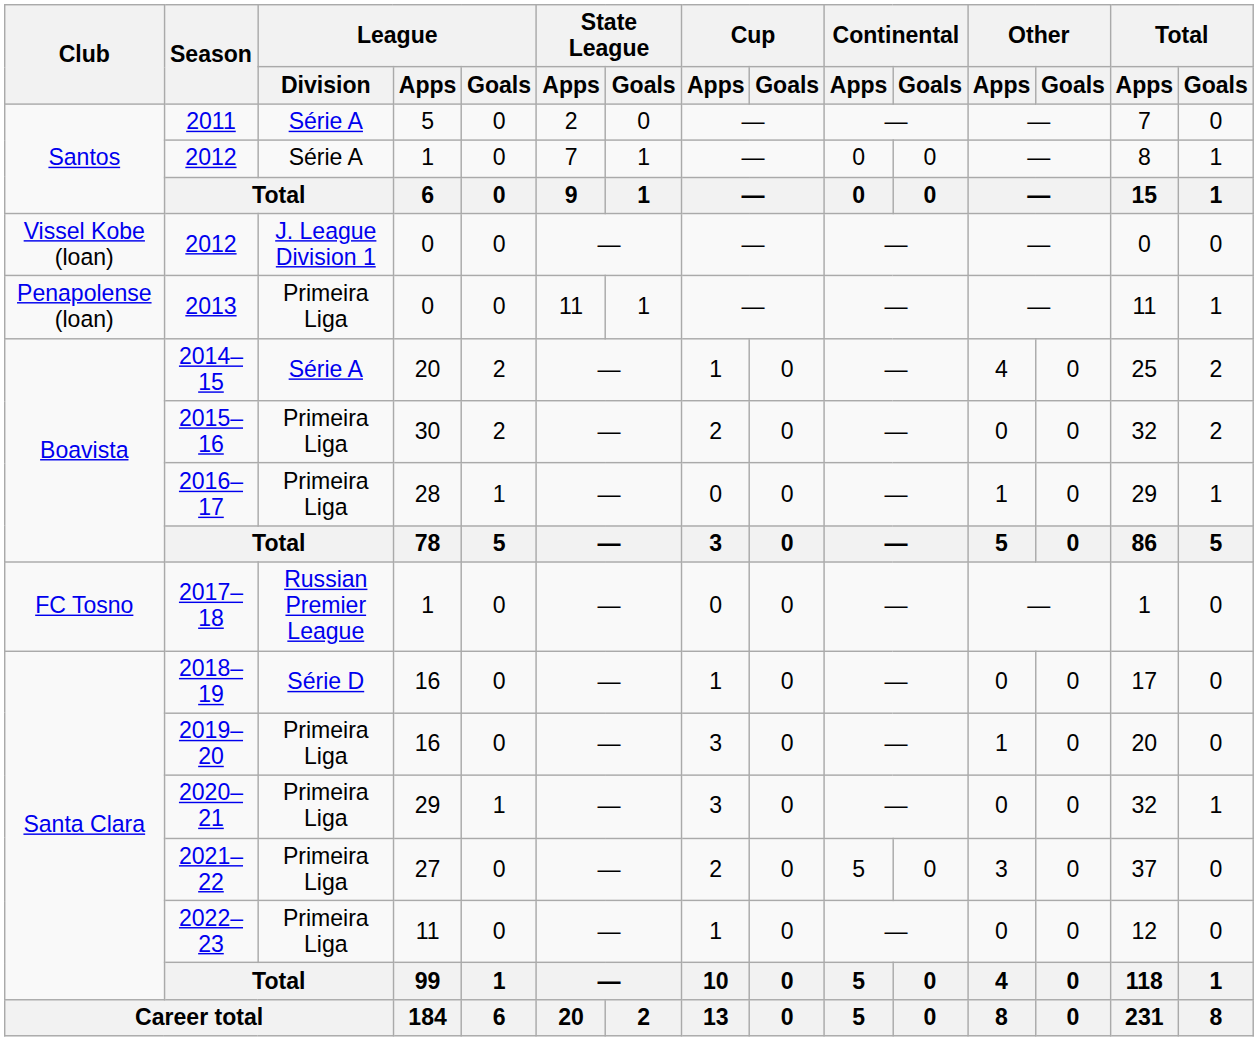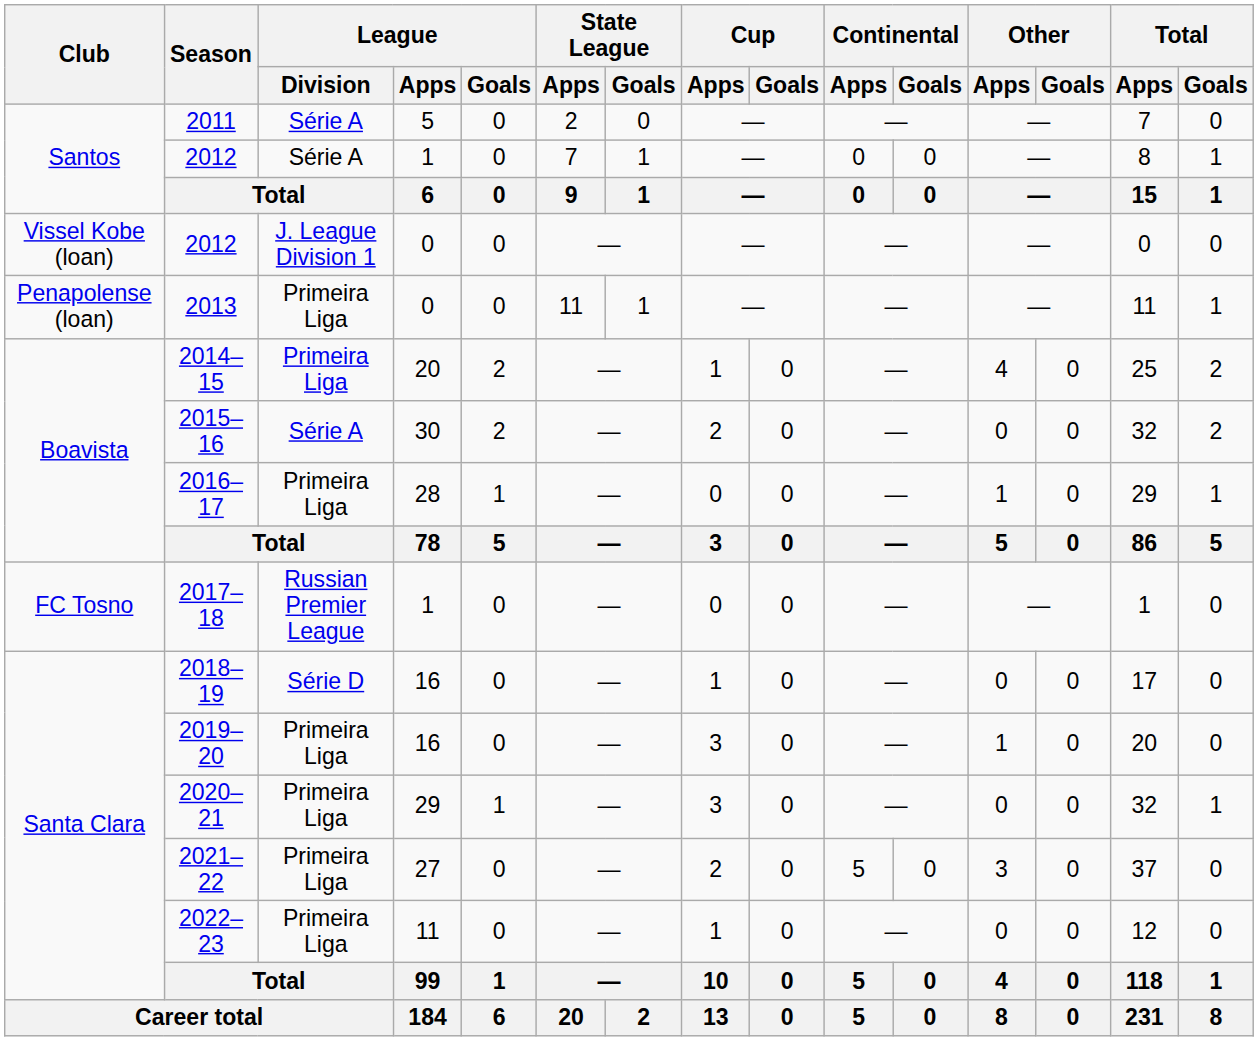(326, 369) Série A -> (326, 369) Primeira Liga
(326, 431) Primeira Liga -> (326, 431) Série A
